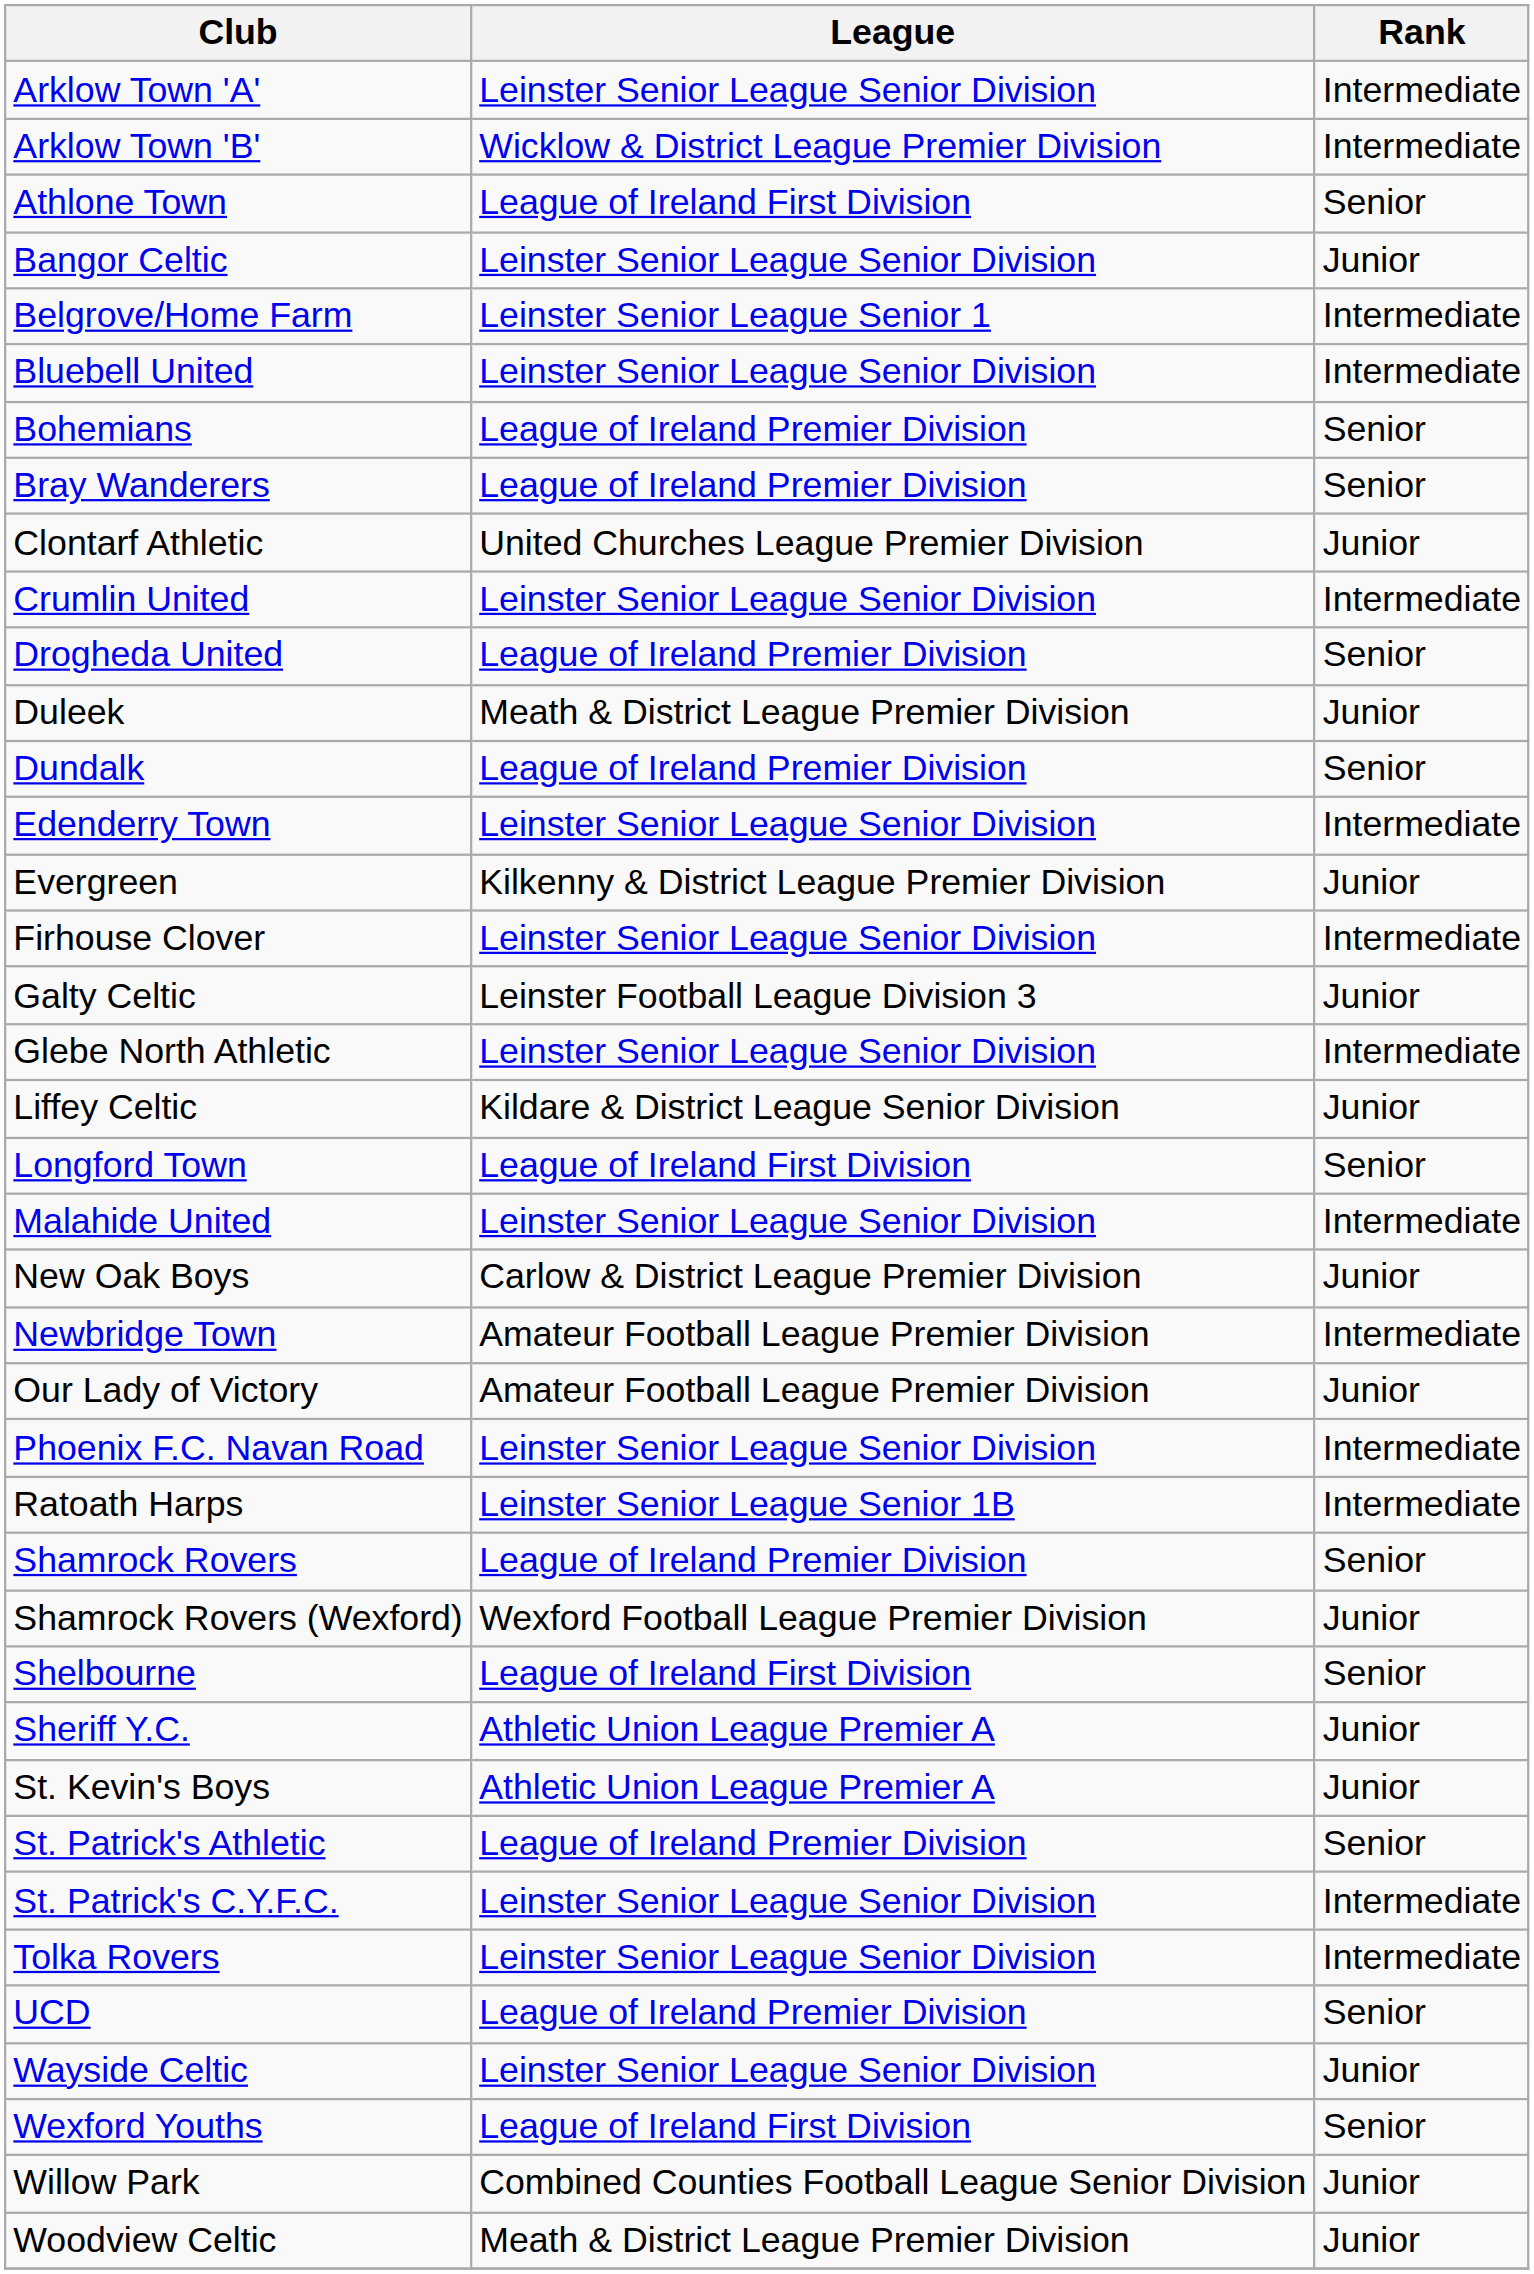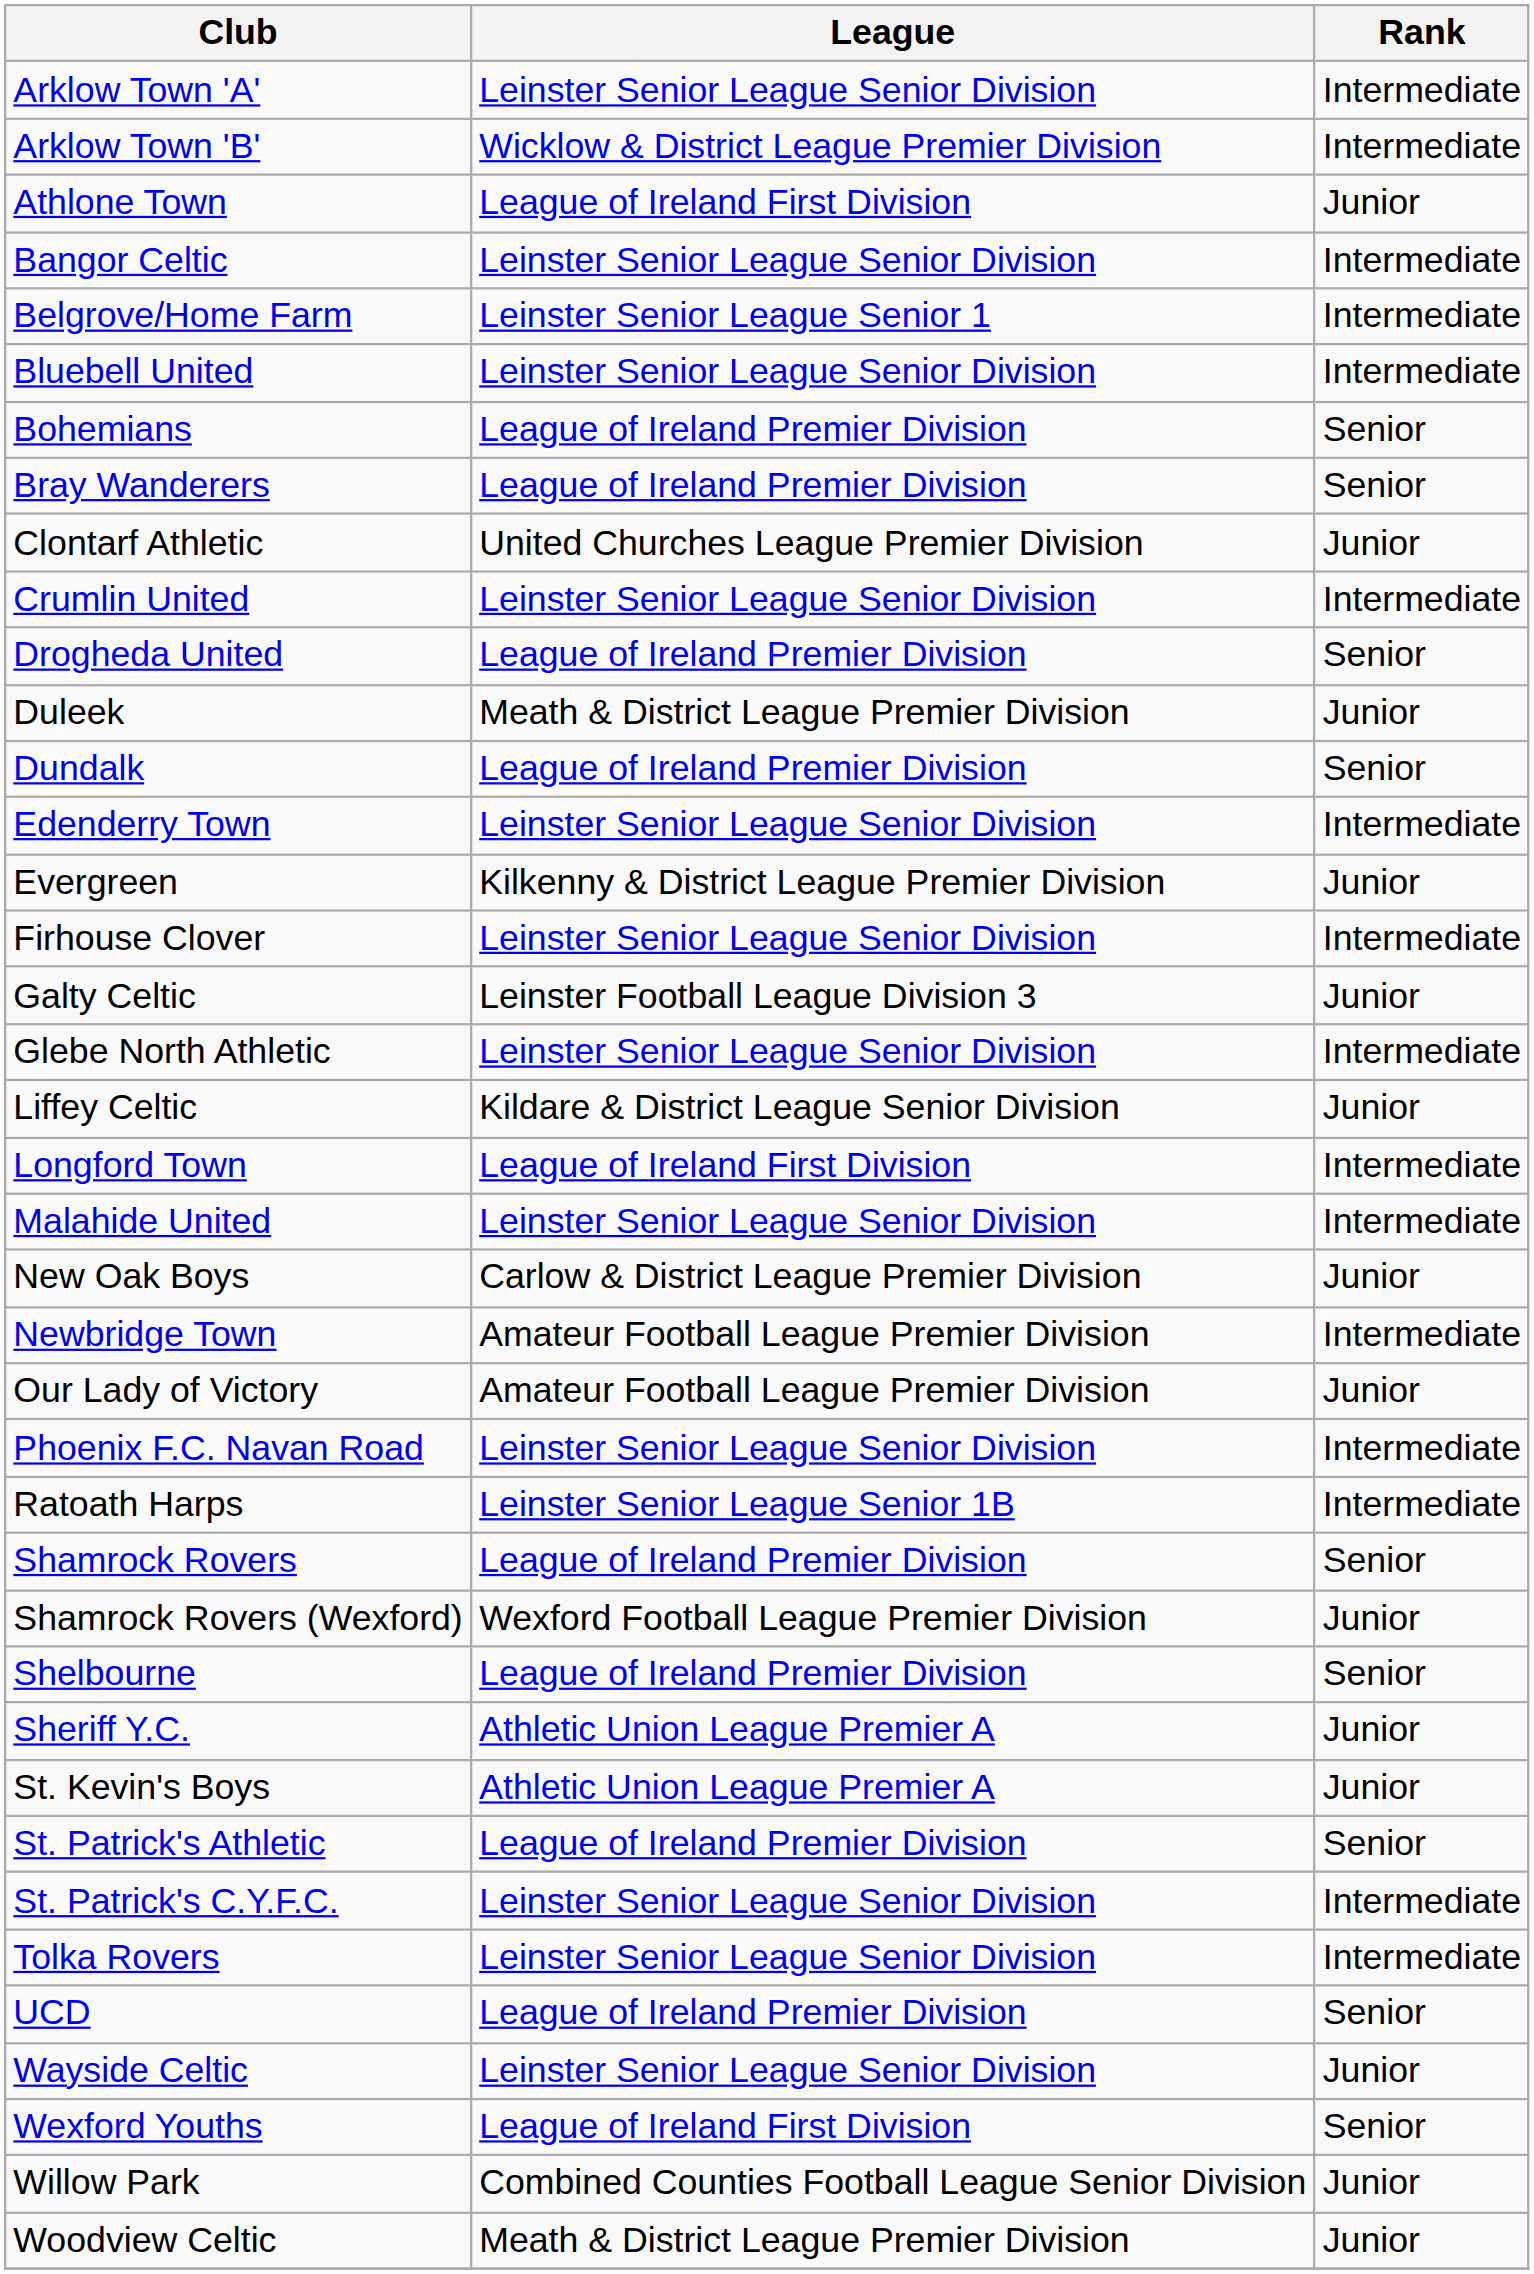(1374, 202) Senior -> (1371, 202) Junior
(1371, 259) Junior -> (1422, 259) Intermediate
(1374, 1164) Senior -> (1422, 1164) Intermediate
(725, 1673) League of Ireland First Division -> (753, 1673) League of Ireland Premier Division
